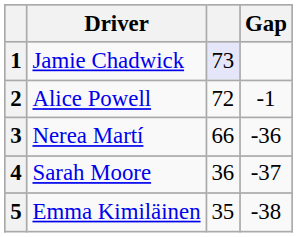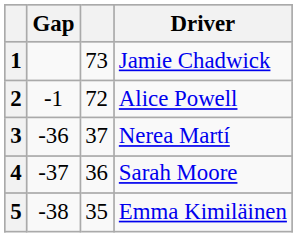columns swapped: (117, 22) <-> (266, 22)
(223, 60) lavender background -> (97, 60) no background
(223, 136) 66 -> (97, 136) 37
